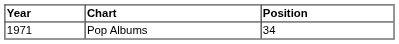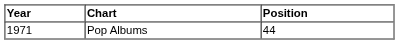(269, 30) 34 -> (269, 30) 44
